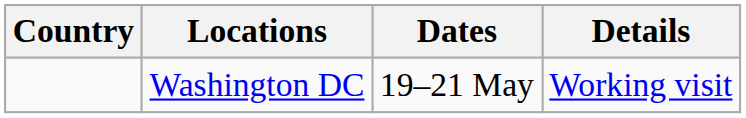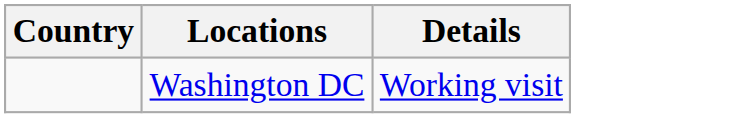- column: (457, 31)
